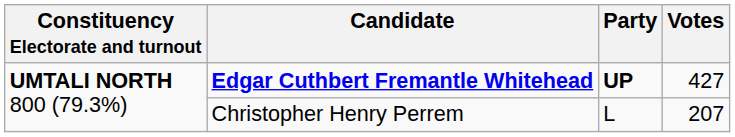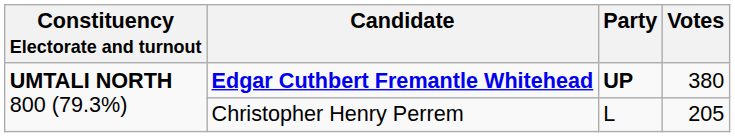(706, 80) 427 -> (706, 80) 380
(706, 114) 207 -> (706, 114) 205
